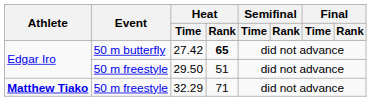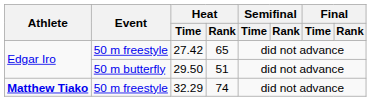(130, 50) 50 m butterfly -> (131, 50) 50 m freestyle
(222, 50) bold -> (222, 50) normal
(131, 69) 50 m freestyle -> (130, 69) 50 m butterfly
(222, 88) 71 -> (222, 88) 74
